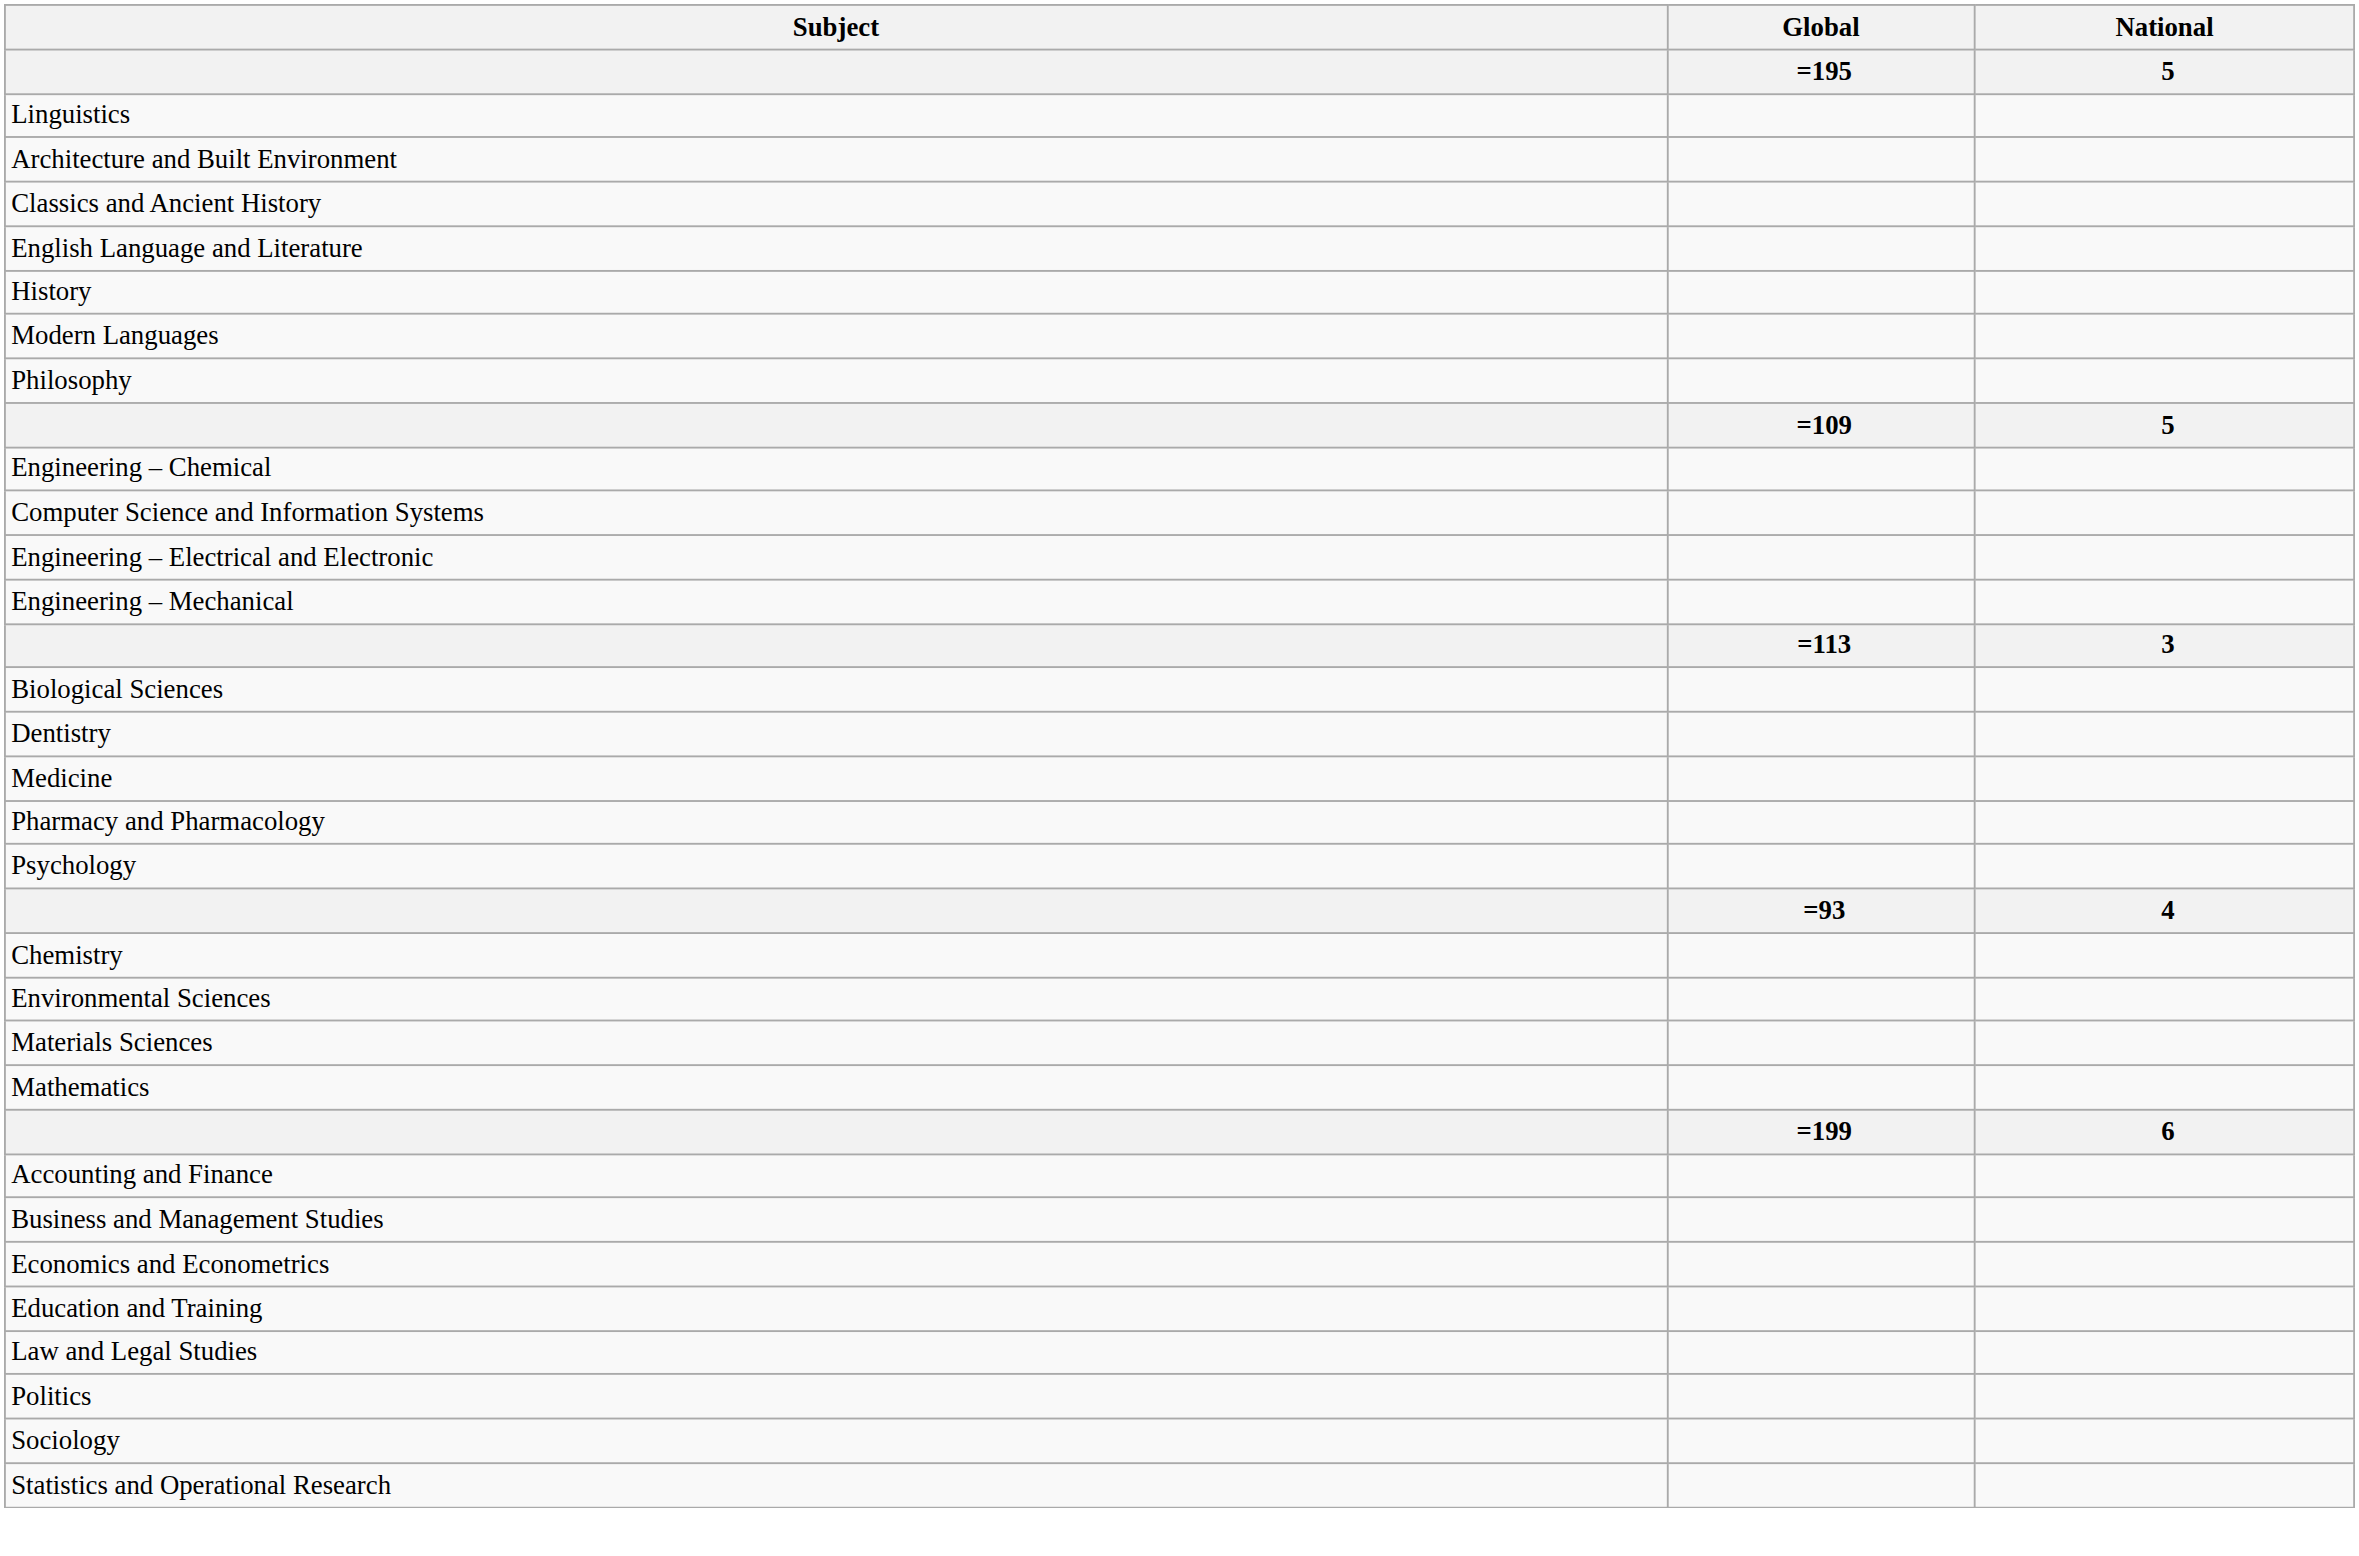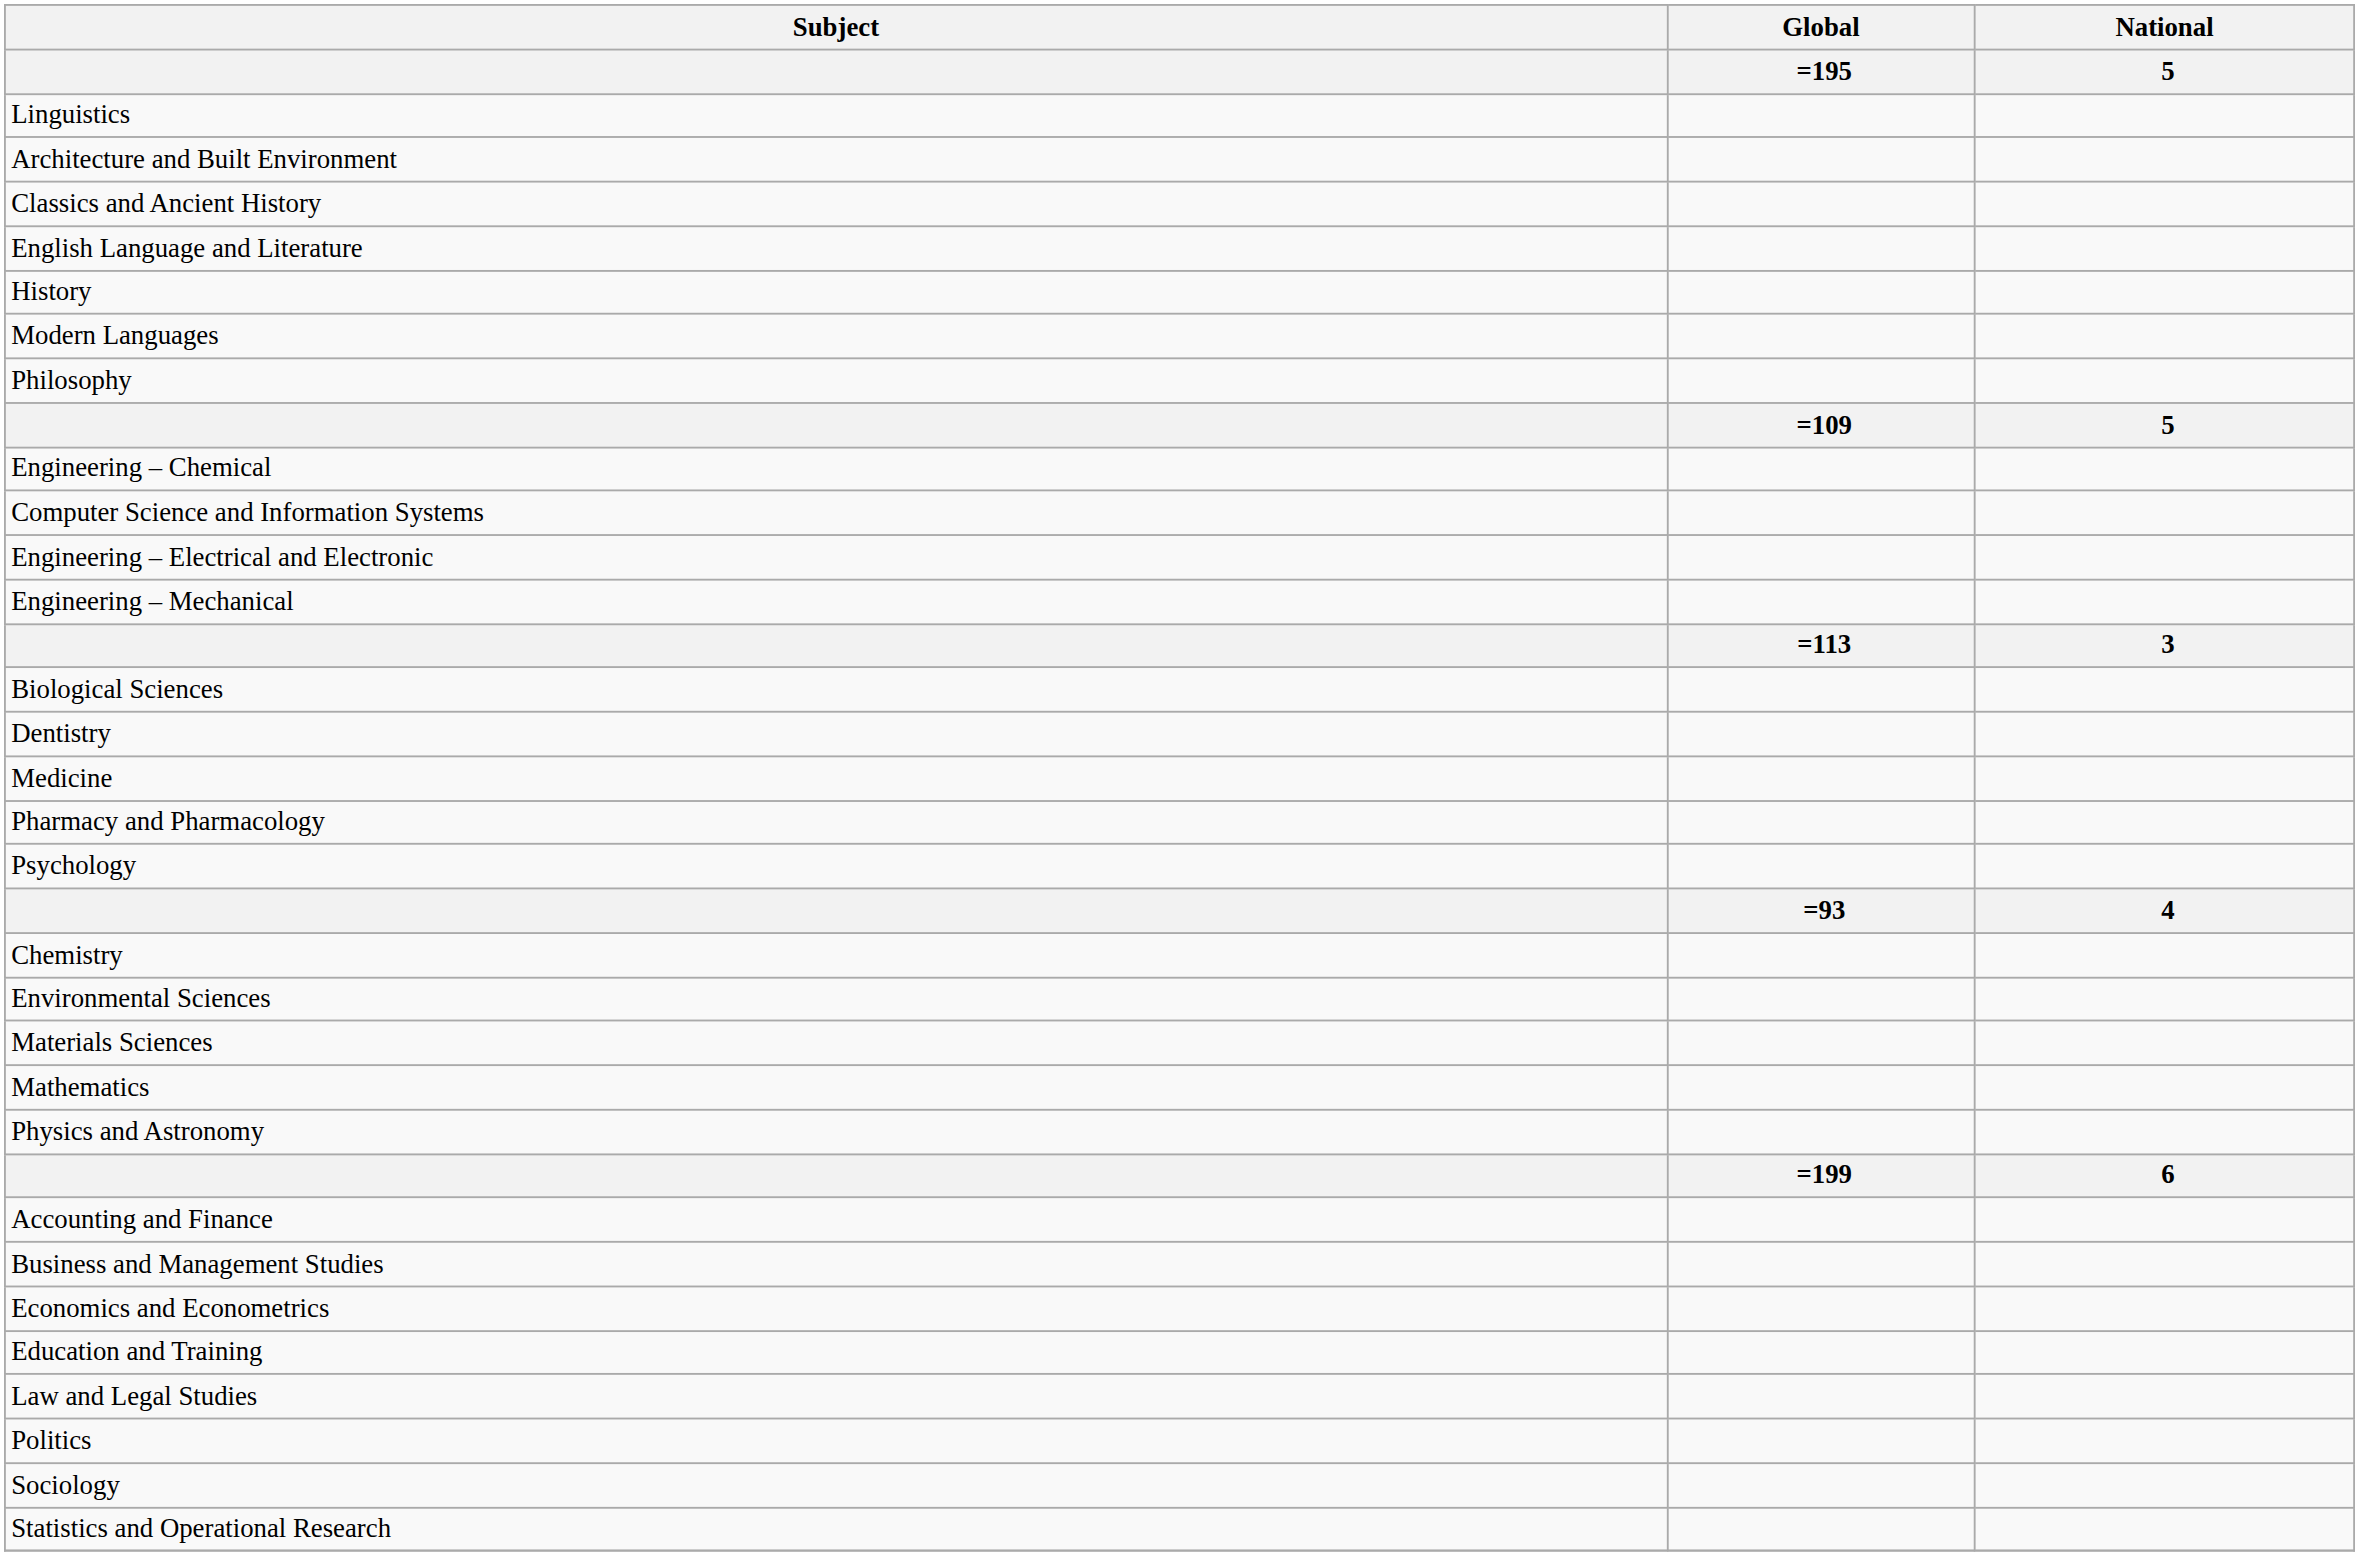+ row: (138, 1131)
